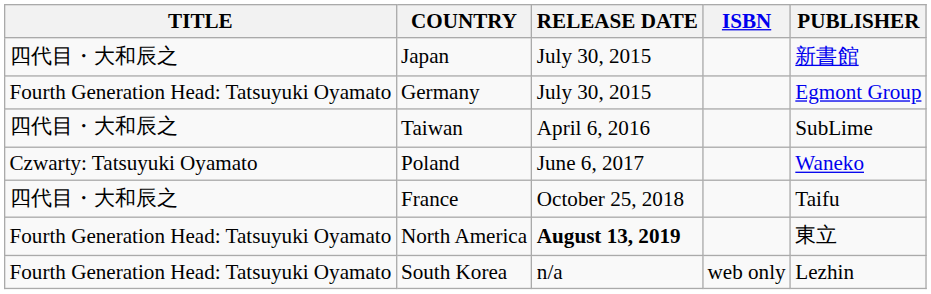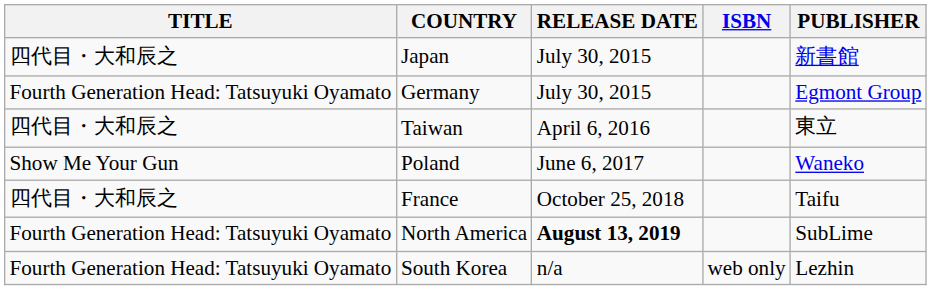(834, 127) SubLime -> (816, 127) 東立
(134, 163) Czwarty: Tatsuyuki Oyamato -> (94, 163) Show Me Your Gun
(816, 235) 東立 -> (834, 234) SubLime
